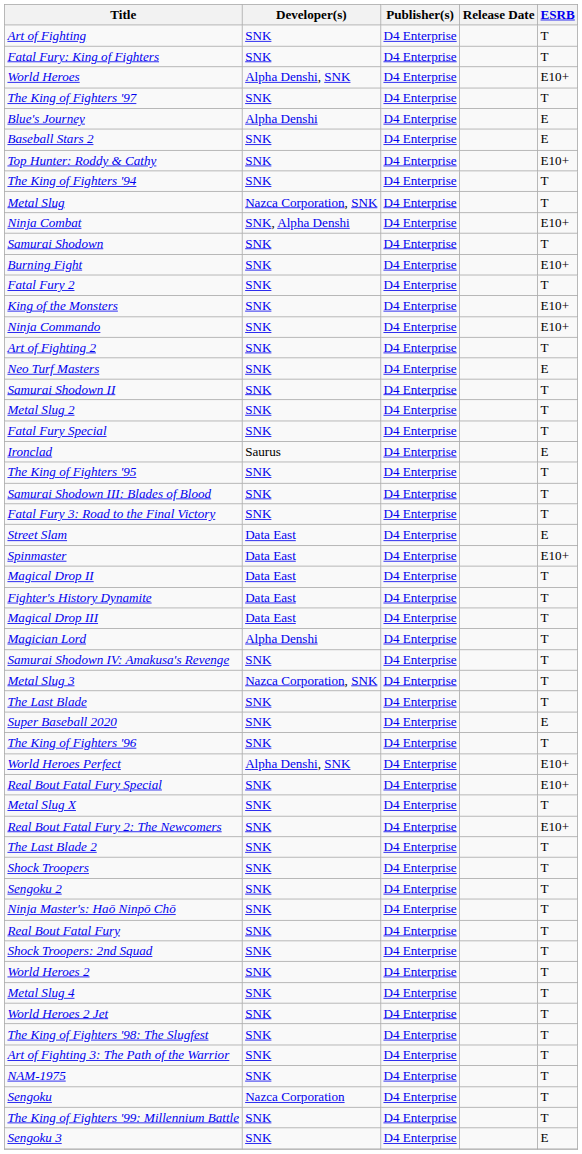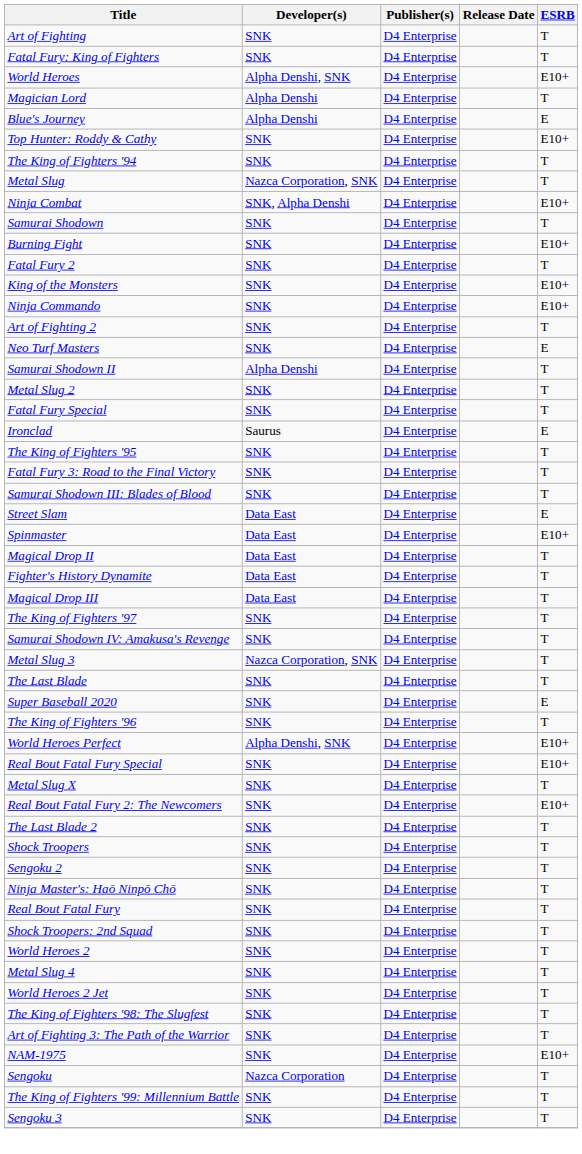rows swapped: (47, 639) <-> (72, 98)
- row: (50, 139)
(258, 389) SNK -> (281, 368) Alpha Denshi
rows swapped: (109, 493) <-> (111, 514)
(545, 1076) T -> (555, 1055) E10+
(545, 1138) E -> (545, 1117) T
